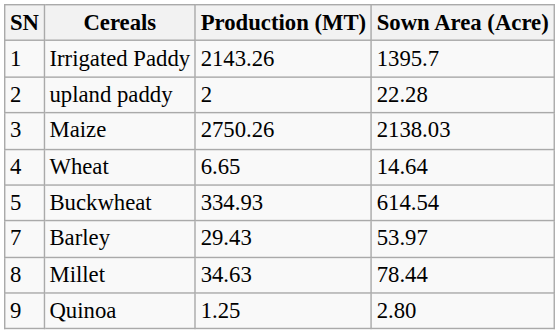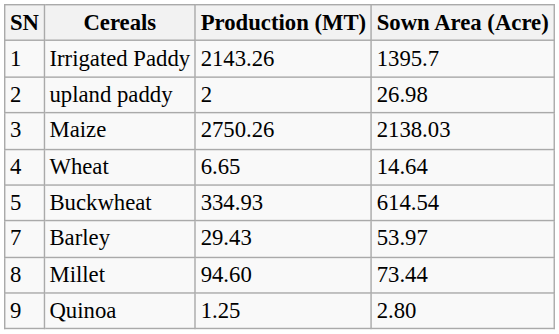(402, 94) 22.28 -> (402, 94) 26.98
(226, 274) 34.63 -> (226, 274) 94.60
(402, 274) 78.44 -> (402, 274) 73.44
